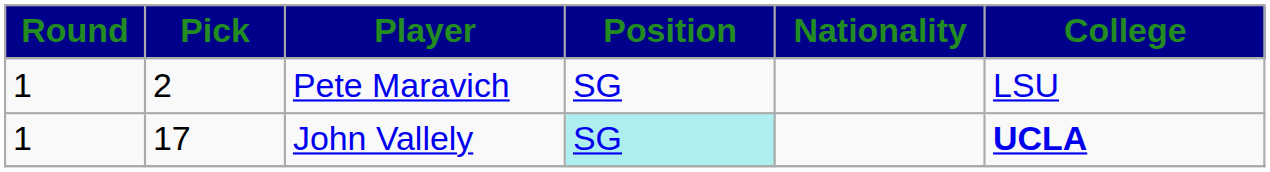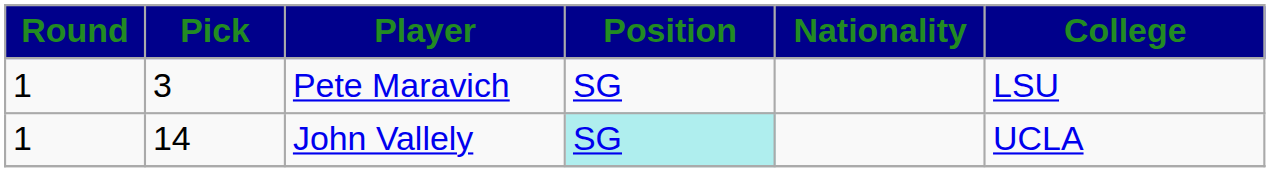(162, 85) 2 -> (162, 85) 3
(172, 138) 17 -> (172, 138) 14
(1040, 138) bold -> (1038, 138) normal
